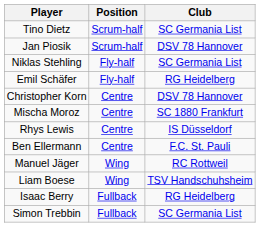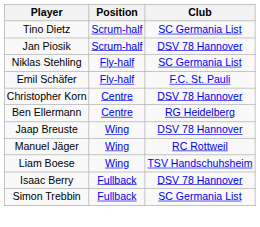(200, 79) RG Heidelberg -> (200, 79) F.C. St. Pauli
- row: (47, 113)
- row: (47, 130)
(200, 146) F.C. St. Pauli -> (200, 113) RG Heidelberg
+ row: (47, 130)
(200, 197) RG Heidelberg -> (200, 180) DSV 78 Hannover
